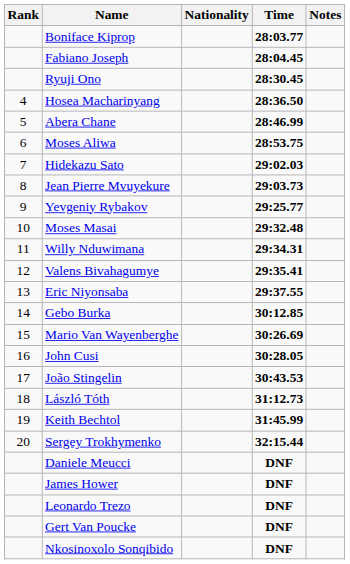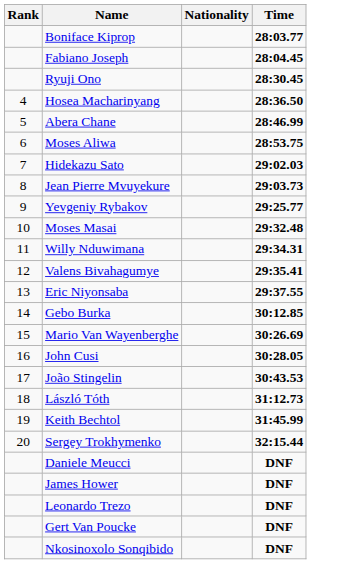- column: (325, 15)
